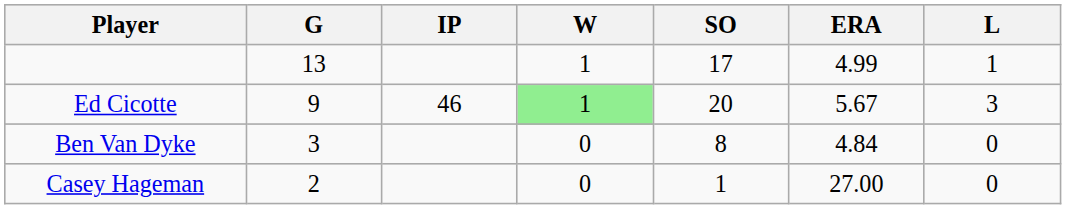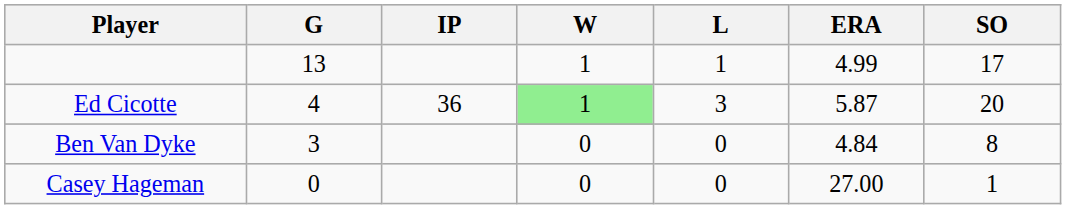columns swapped: (992, 24) <-> (721, 24)
(314, 104) 9 -> (314, 104) 4
(449, 104) 46 -> (449, 104) 36
(856, 104) 5.67 -> (856, 104) 5.87
(314, 184) 2 -> (314, 184) 0
